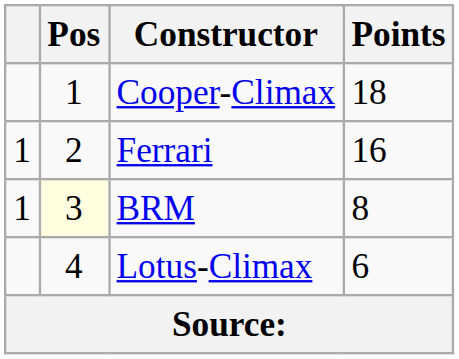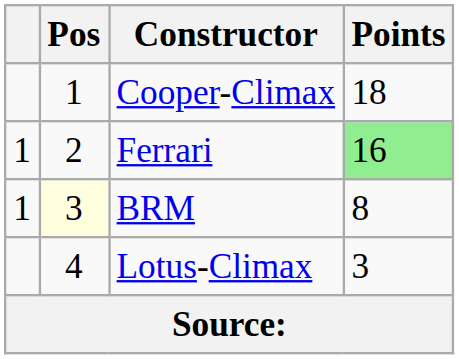(369, 150) no background -> (369, 150) lightgreen background
(360, 266) 6 -> (360, 266) 3
